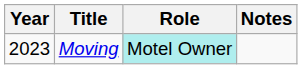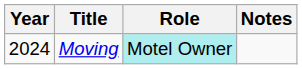(30, 48) 2023 -> (30, 48) 2024
